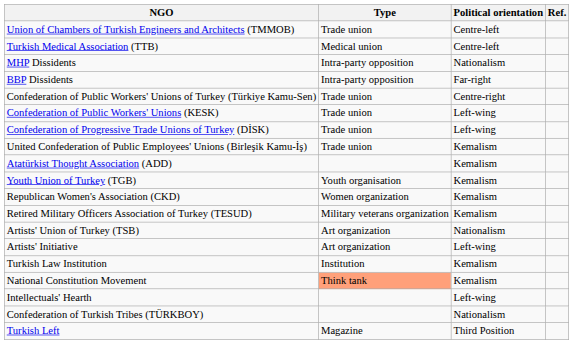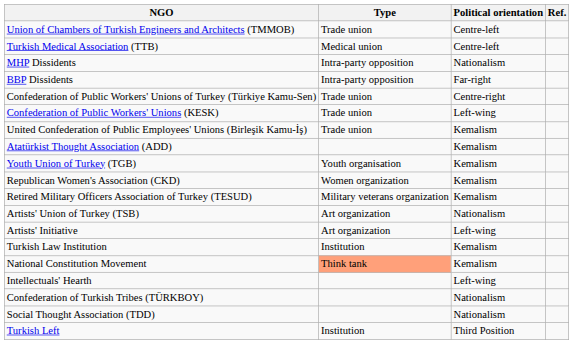- row: (138, 130)
+ row: (81, 314)
(342, 331) Magazine -> (343, 331) Institution
